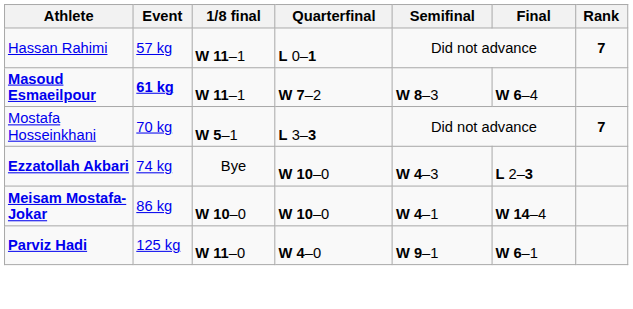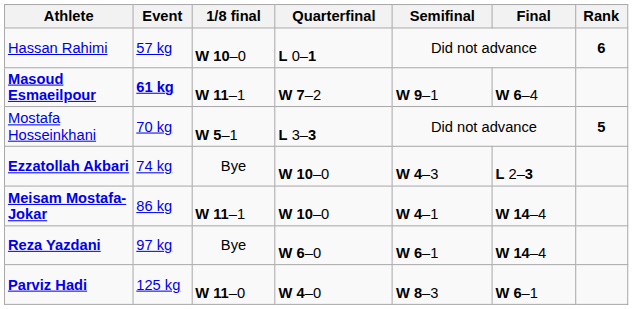(220, 56) W 11–1 -> (221, 56) W 10–0
(601, 48) 7 -> (601, 48) 6
(417, 96) W 8–3 -> (417, 96) W 9–1
(601, 127) 7 -> (601, 127) 5
(221, 214) W 10–0 -> (220, 214) W 11–1
+ row: (54, 245)
(417, 254) W 9–1 -> (417, 293) W 8–3
